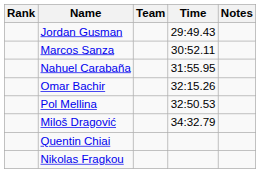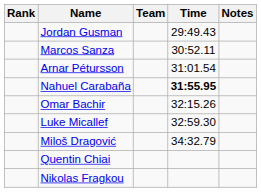+ row: (82, 68)
(193, 68) normal -> (193, 86) bold
- row: (69, 104)
+ row: (74, 123)
